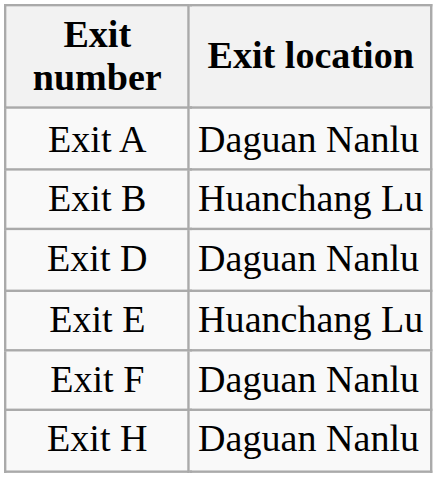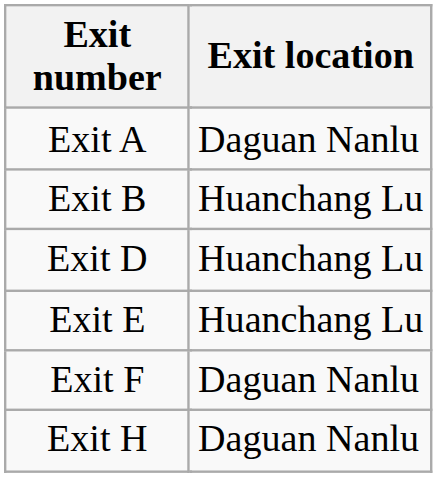(309, 258) Daguan Nanlu -> (311, 258) Huanchang Lu
